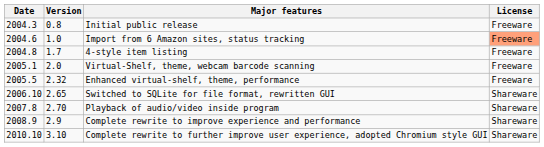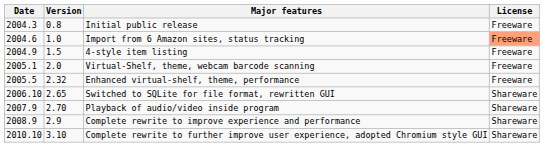(22, 53) 2004.8 -> (22, 53) 2004.9
(54, 53) 1.7 -> (54, 53) 1.5
(22, 108) 2007.8 -> (22, 108) 2007.9
